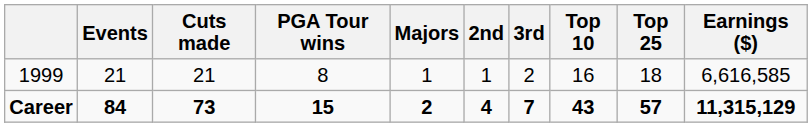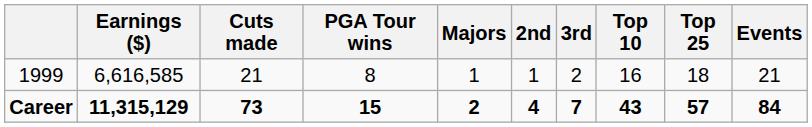columns swapped: (115, 32) <-> (746, 32)
